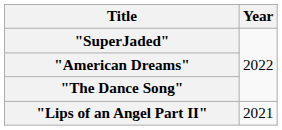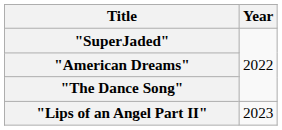(258, 112) 2021 -> (258, 112) 2023
